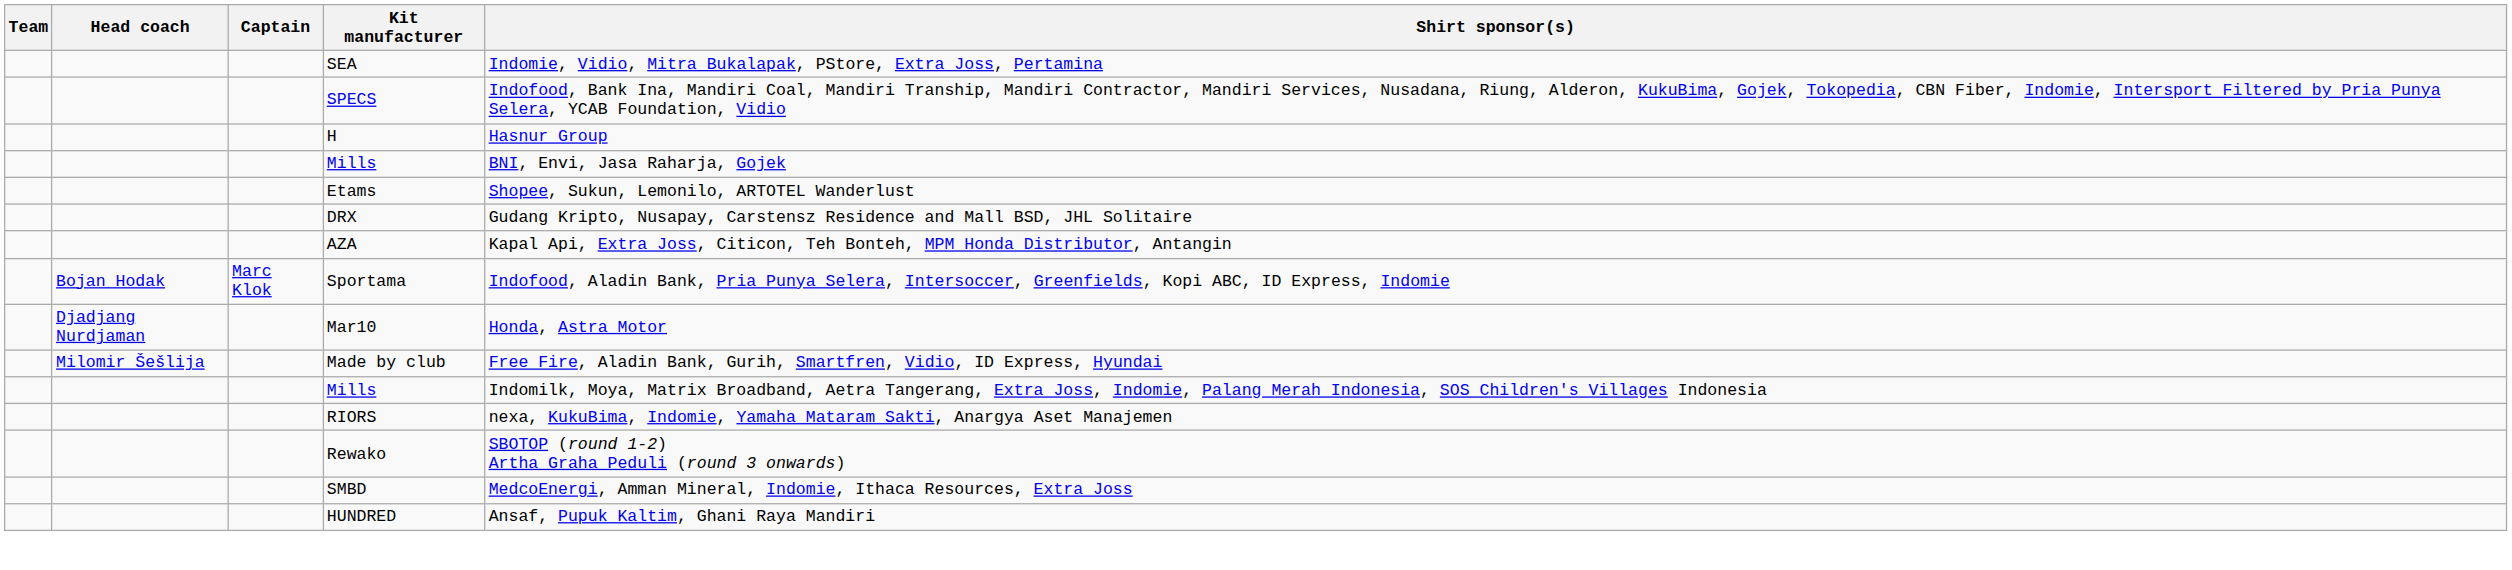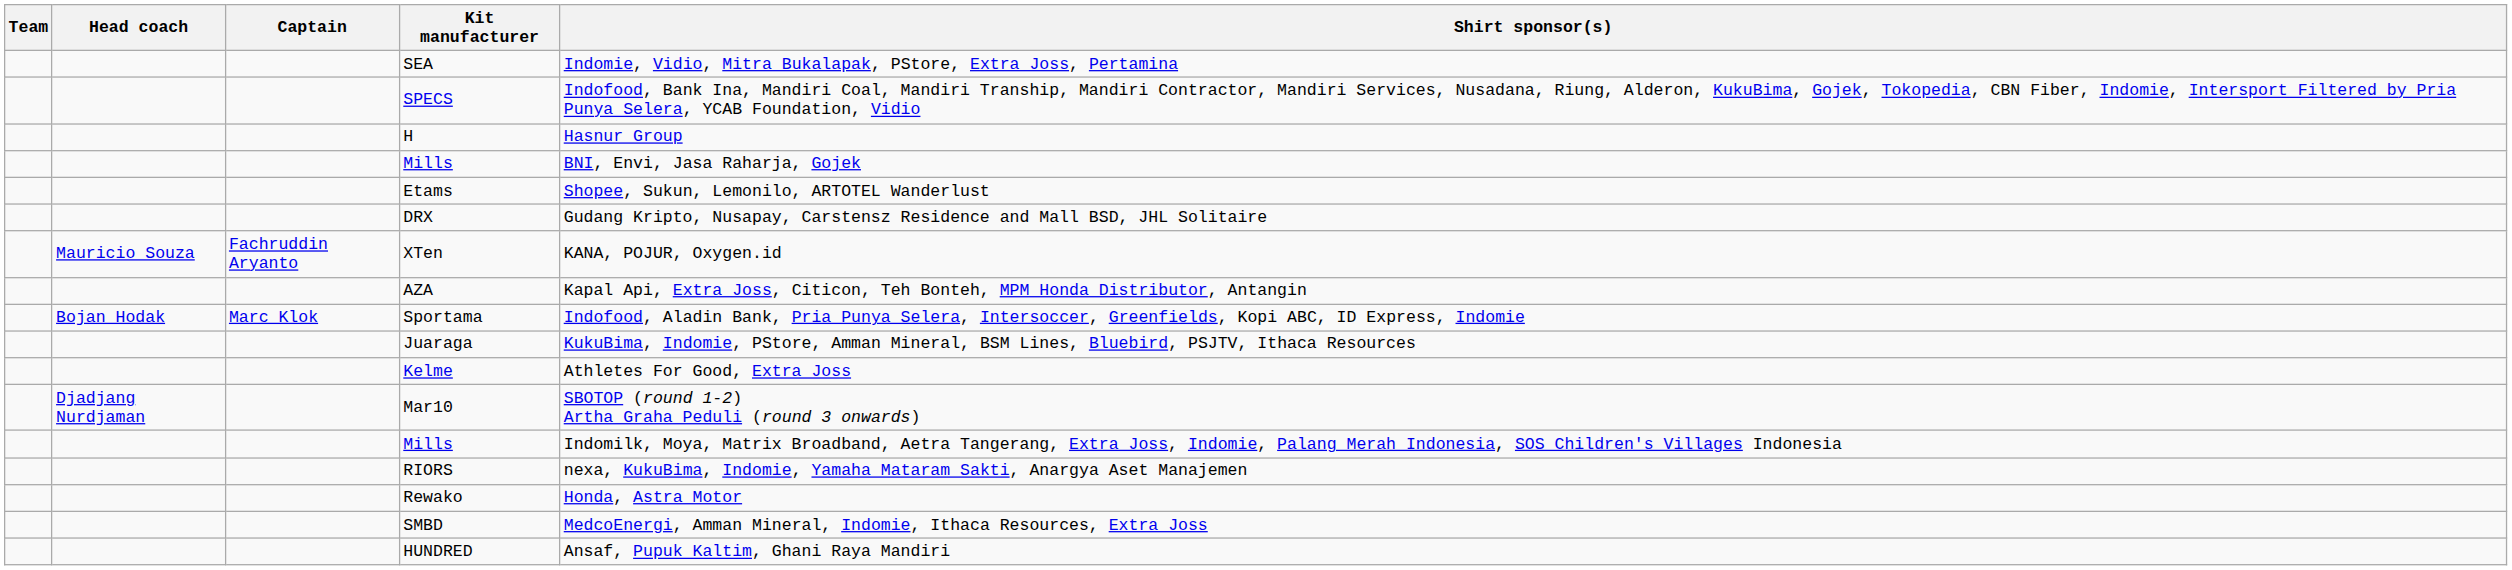+ row: (125, 254)
+ row: (139, 344)
+ row: (139, 371)
(578, 327) Honda, Astra Motor -> (742, 408) SBOTOP (round 1-2) Artha Graha Peduli (round 3 onwards)
- row: (130, 363)
(667, 454) SBOTOP (round 1-2) Artha Graha Peduli (round 3 onwards) -> (653, 498) Honda, Astra Motor
